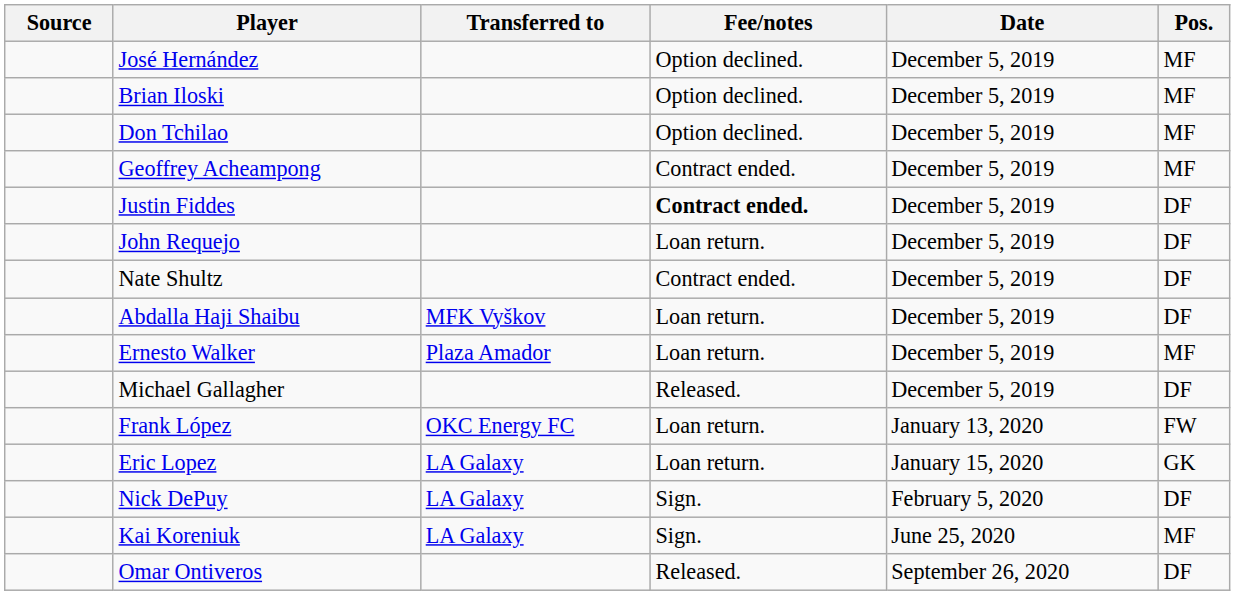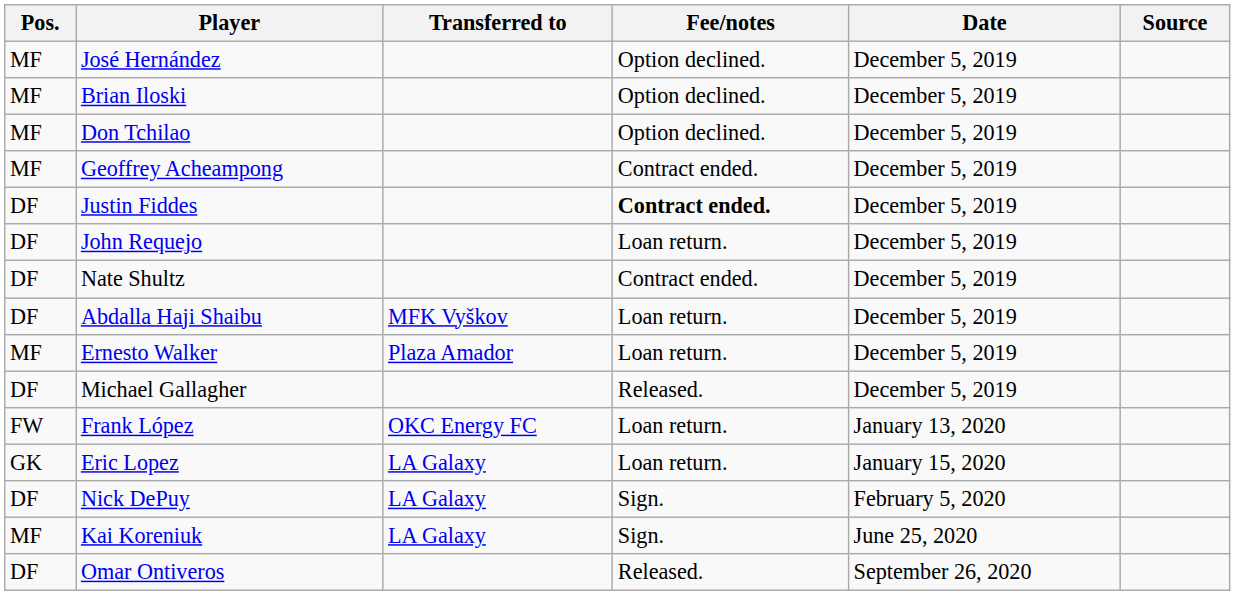columns swapped: (1194, 22) <-> (59, 22)
